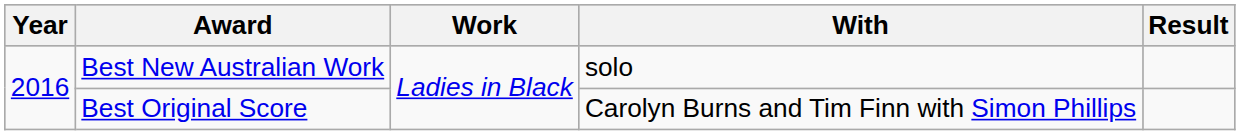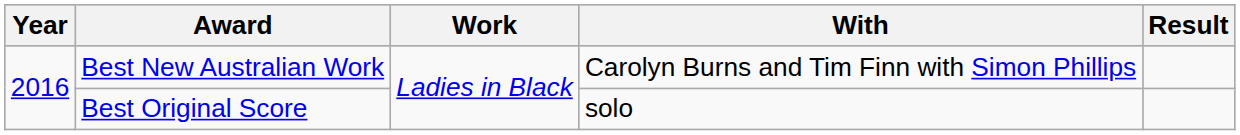(609, 66) solo -> (861, 66) Carolyn Burns and Tim Finn with Simon Phillips
(861, 108) Carolyn Burns and Tim Finn with Simon Phillips -> (609, 108) solo
